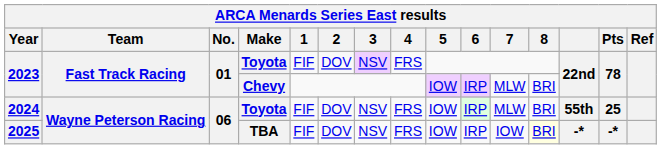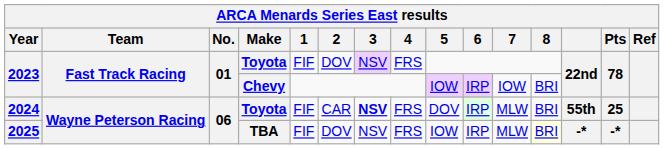(510, 86) MLW -> (512, 86) IOW
(336, 109) DOV -> (336, 109) CAR
(373, 109) normal -> (373, 109) bold
(443, 109) IOW -> (444, 109) DOV
(510, 132) IOW -> (512, 132) MLW
